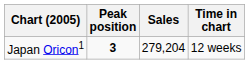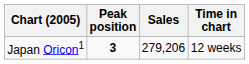(164, 48) 279,204 -> (164, 48) 279,206
